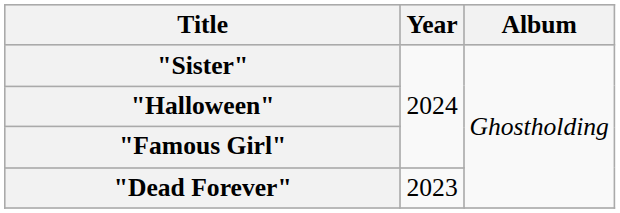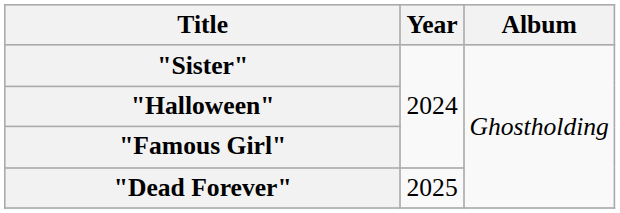(432, 187) 2023 -> (432, 187) 2025
